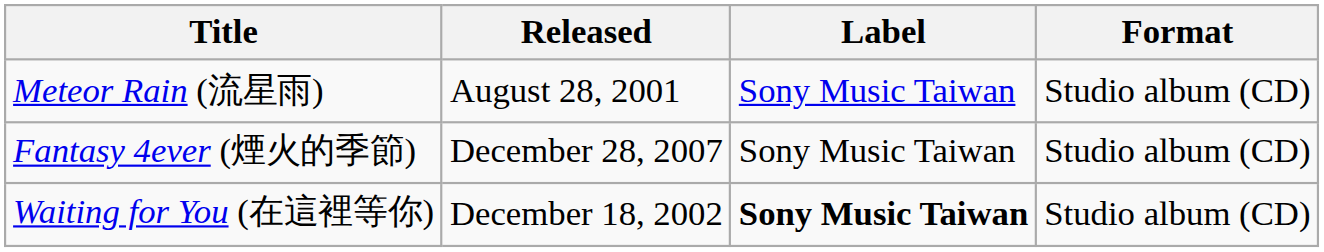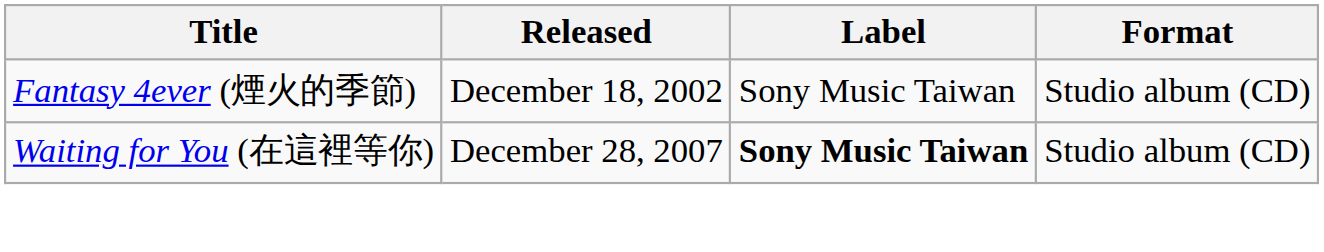- row: (168, 89)
(586, 151) December 28, 2007 -> (586, 90) December 18, 2002
(586, 213) December 18, 2002 -> (586, 151) December 28, 2007
